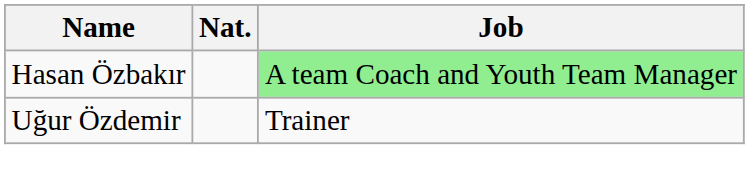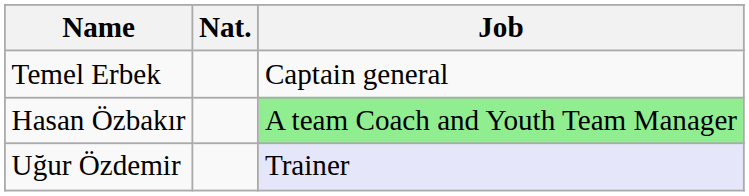+ row: (86, 73)
(307, 119) no background -> (307, 166) lavender background
